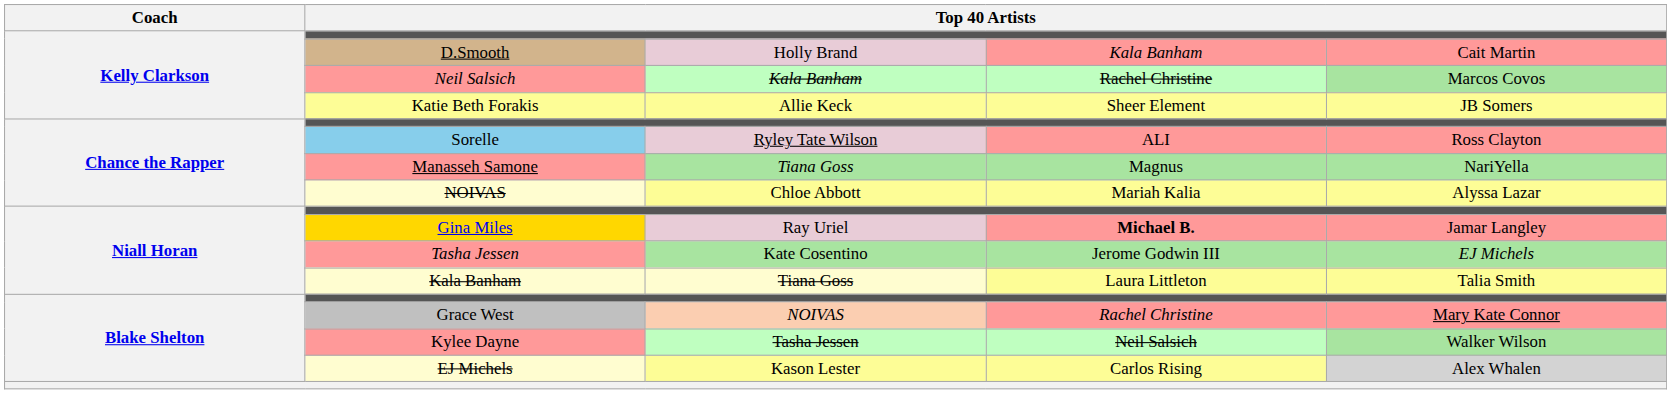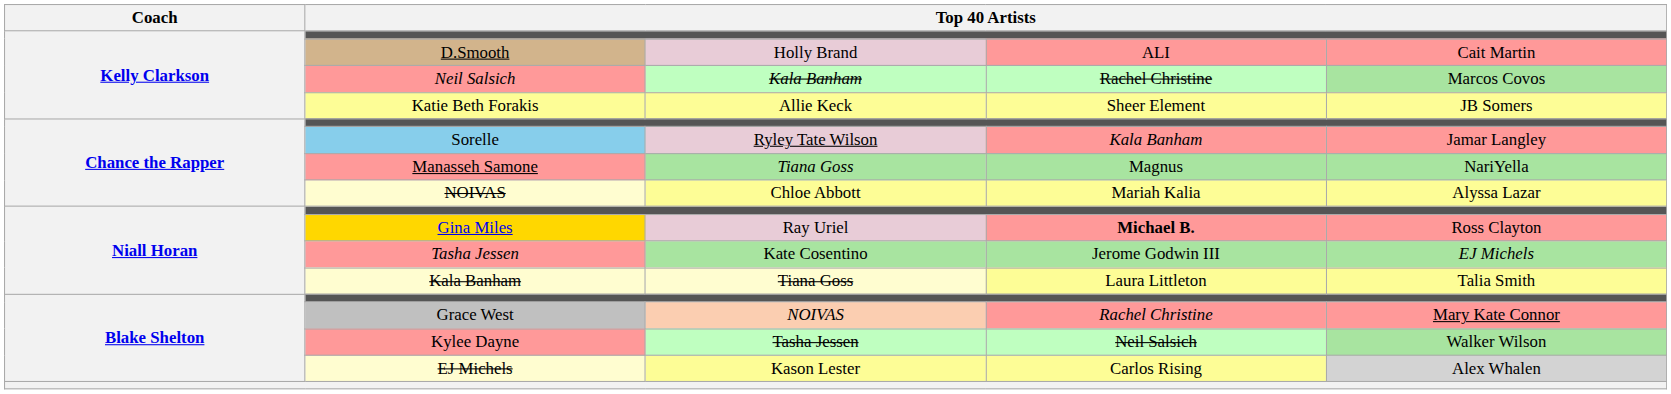(1156, 52) Kala Banham -> (1156, 52) ALI
(1156, 139) ALI -> (1156, 139) Kala Banham
(1496, 139) Ross Clayton -> (1496, 139) Jamar Langley
(1496, 227) Jamar Langley -> (1496, 227) Ross Clayton
